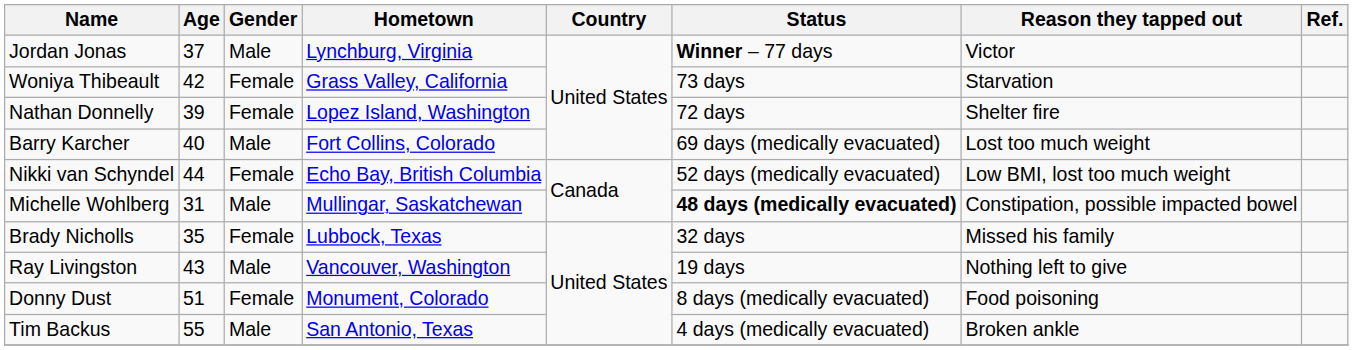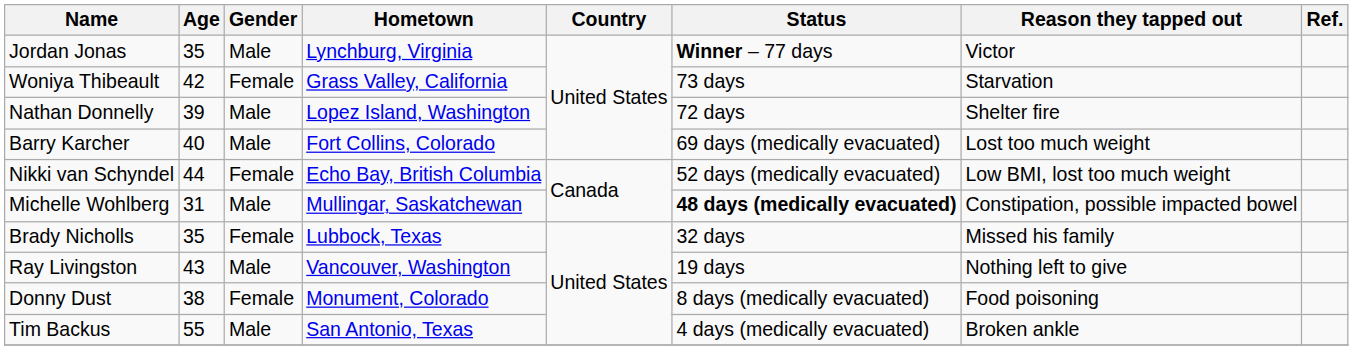(194, 50) 37 -> (194, 50) 35
(261, 112) Female -> (250, 112) Male
(194, 298) 51 -> (194, 298) 38
